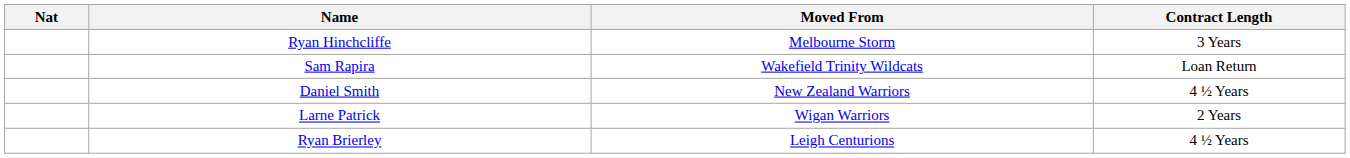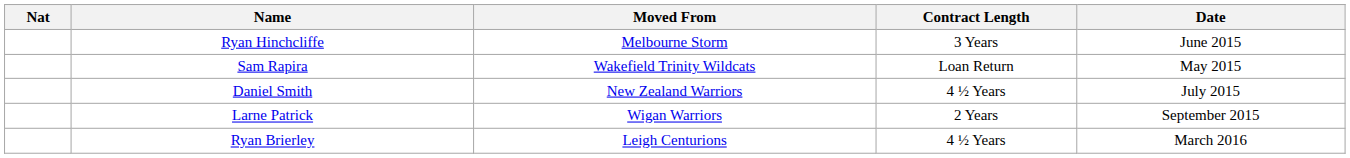+ column: (1211, 17)
